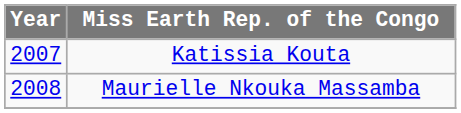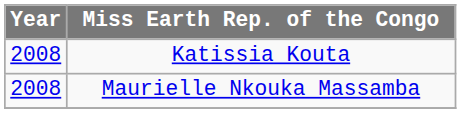(36, 57) 2007 -> (36, 57) 2008
